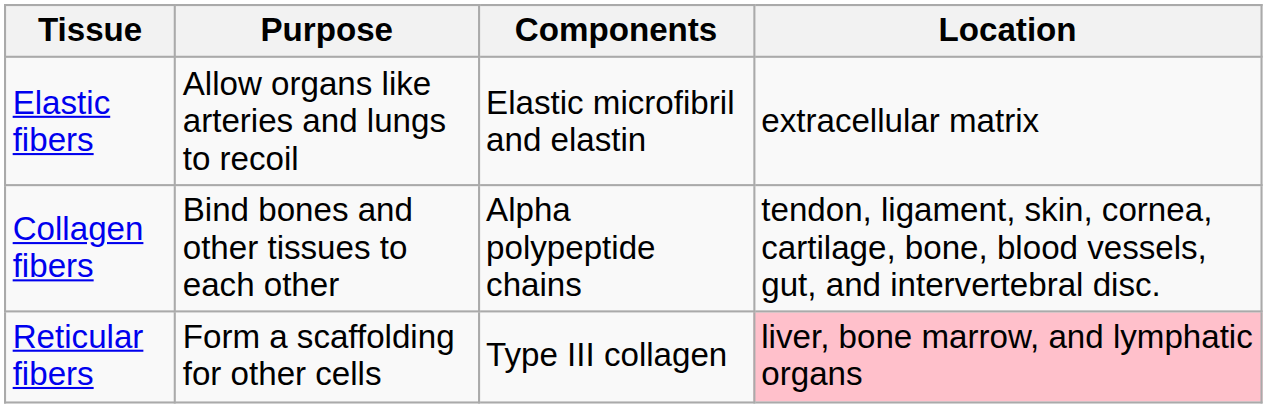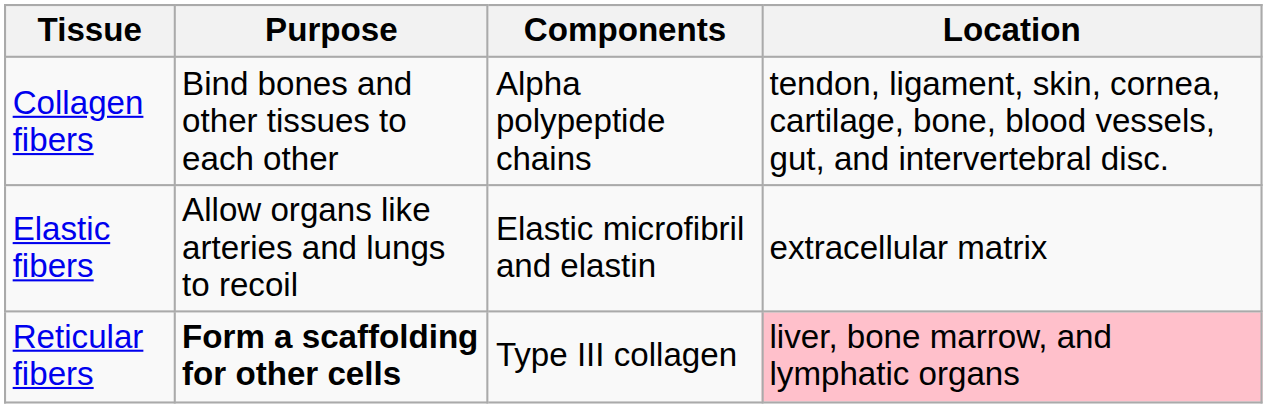rows swapped: (78, 247) <-> (61, 120)
(319, 356) normal -> (330, 356) bold
